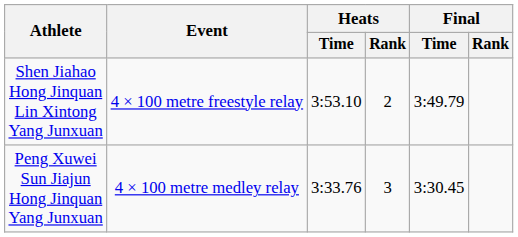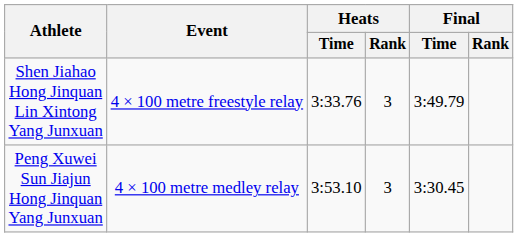(336, 101) 3:53.10 -> (336, 101) 3:33.76
(388, 101) 2 -> (388, 101) 3
(336, 188) 3:33.76 -> (336, 188) 3:53.10
